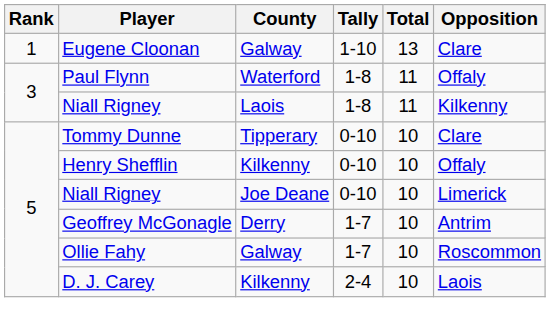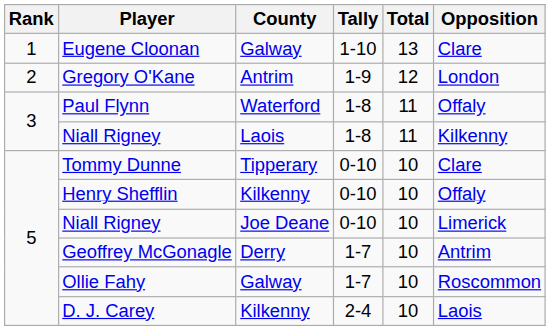+ row: (128, 77)
